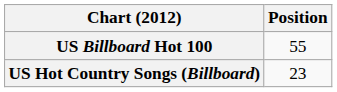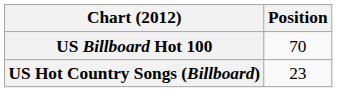(298, 45) 55 -> (298, 45) 70
